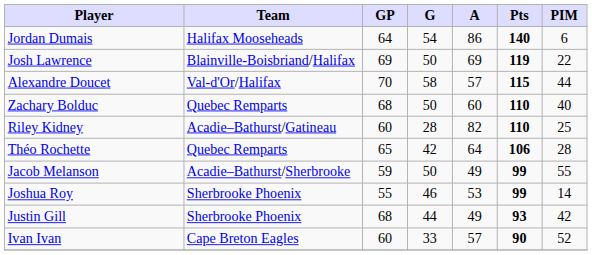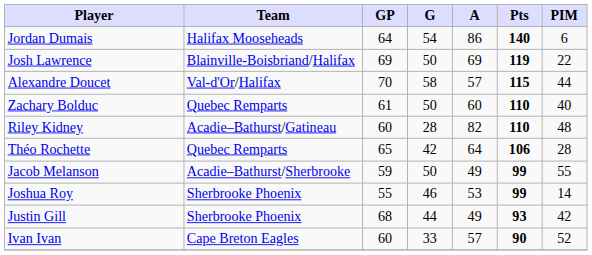(385, 104) 68 -> (385, 104) 61
(564, 127) 25 -> (564, 127) 48
